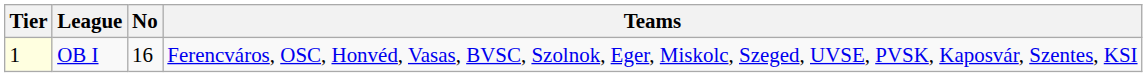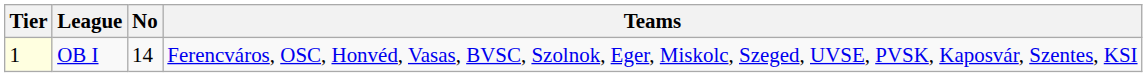(143, 54) 16 -> (143, 54) 14
